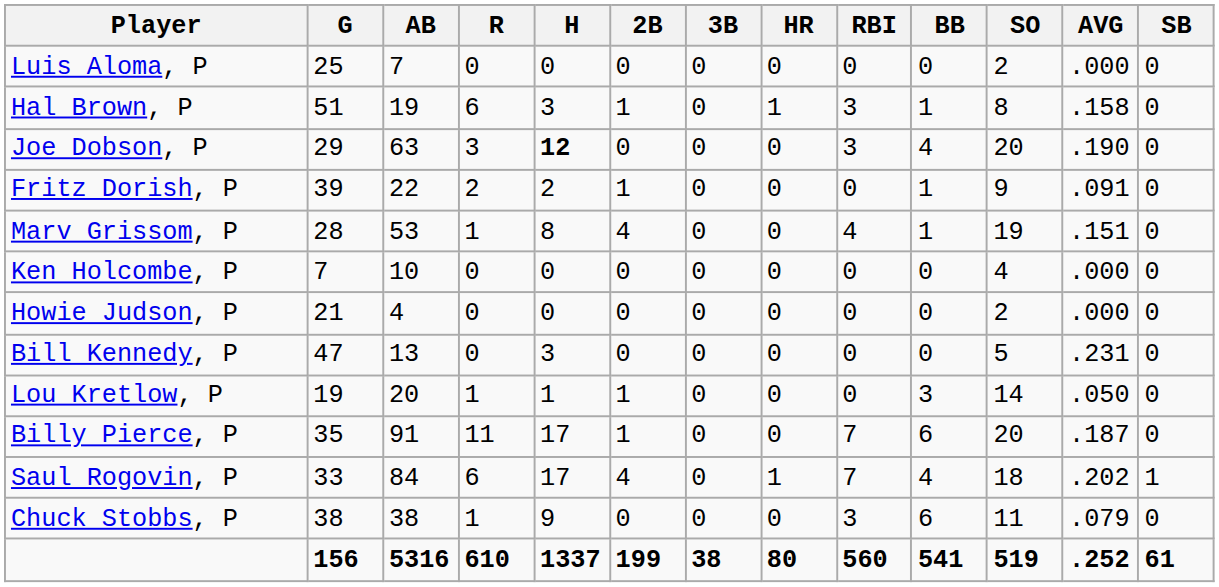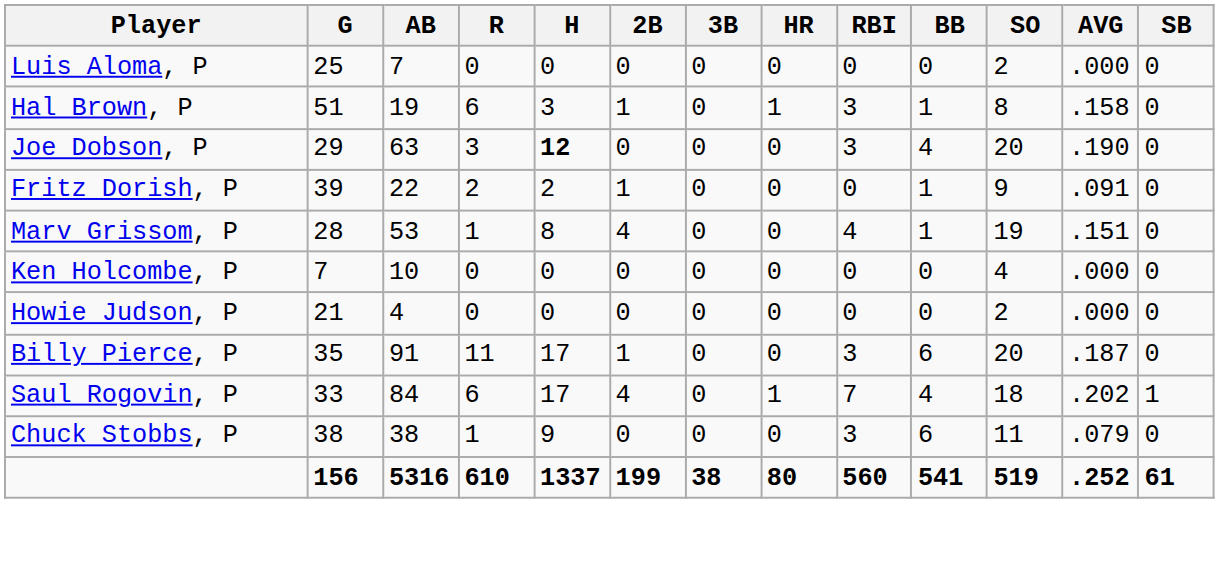- row: (124, 354)
- row: (117, 395)
(850, 437) 7 -> (850, 354) 3
